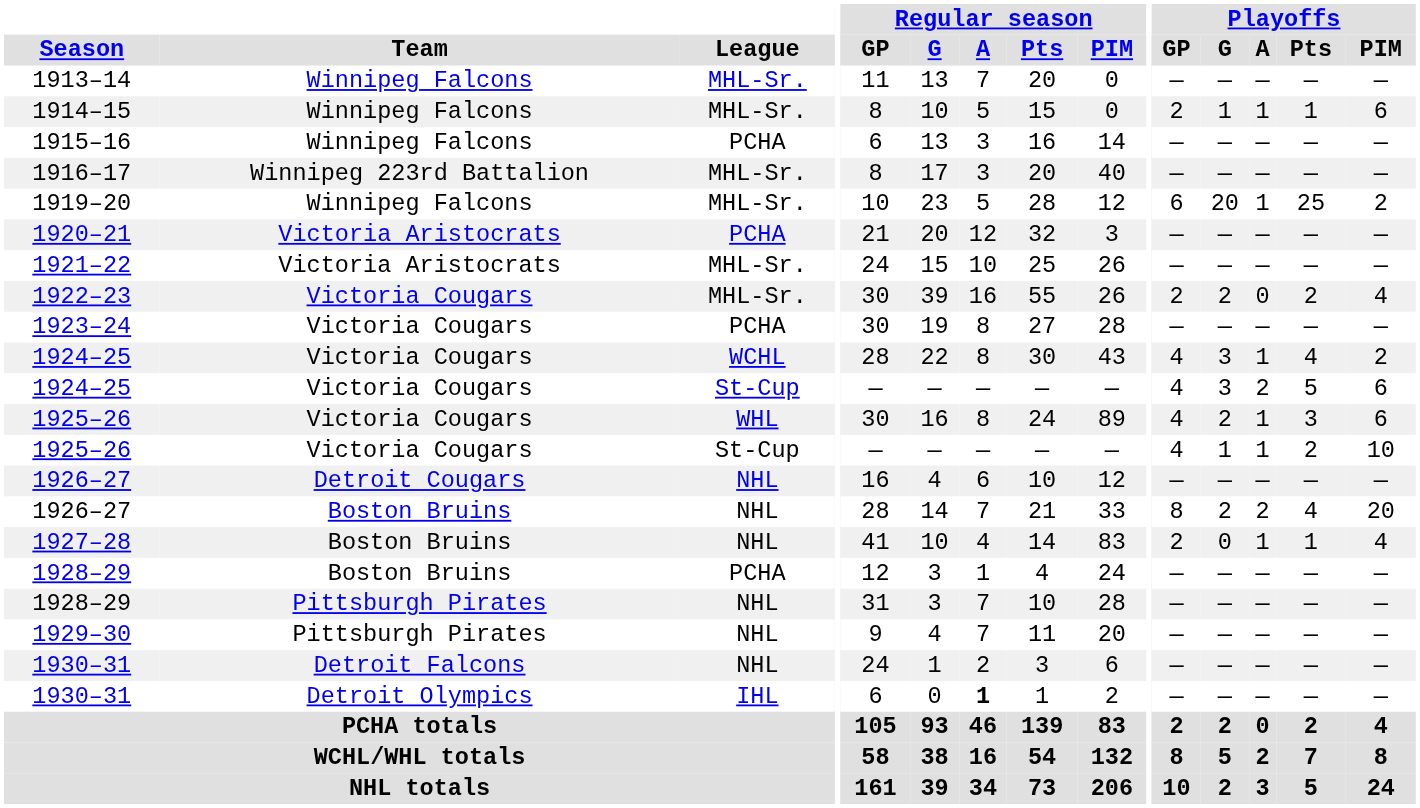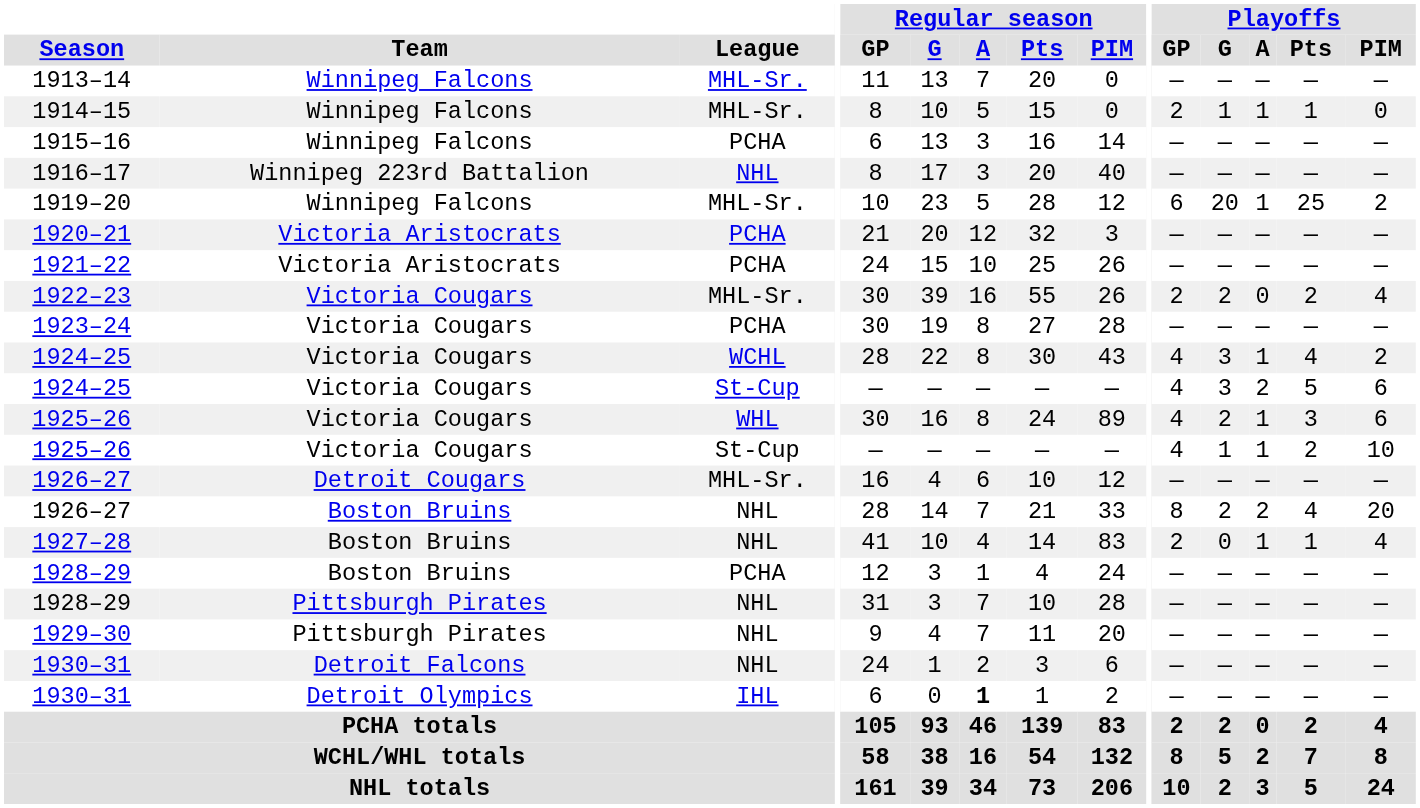(1381, 112) 6 -> (1381, 112) 0
(757, 173) MHL-Sr. -> (757, 173) NHL
(757, 266) MHL-Sr. -> (757, 266) PCHA
(757, 481) NHL -> (757, 481) MHL-Sr.
